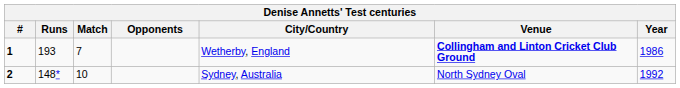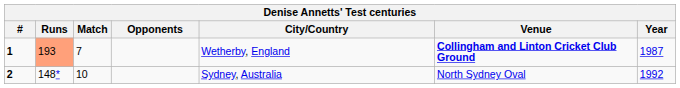(47, 52) no background -> (47, 52) lightsalmon background
(652, 52) 1986 -> (652, 52) 1987
